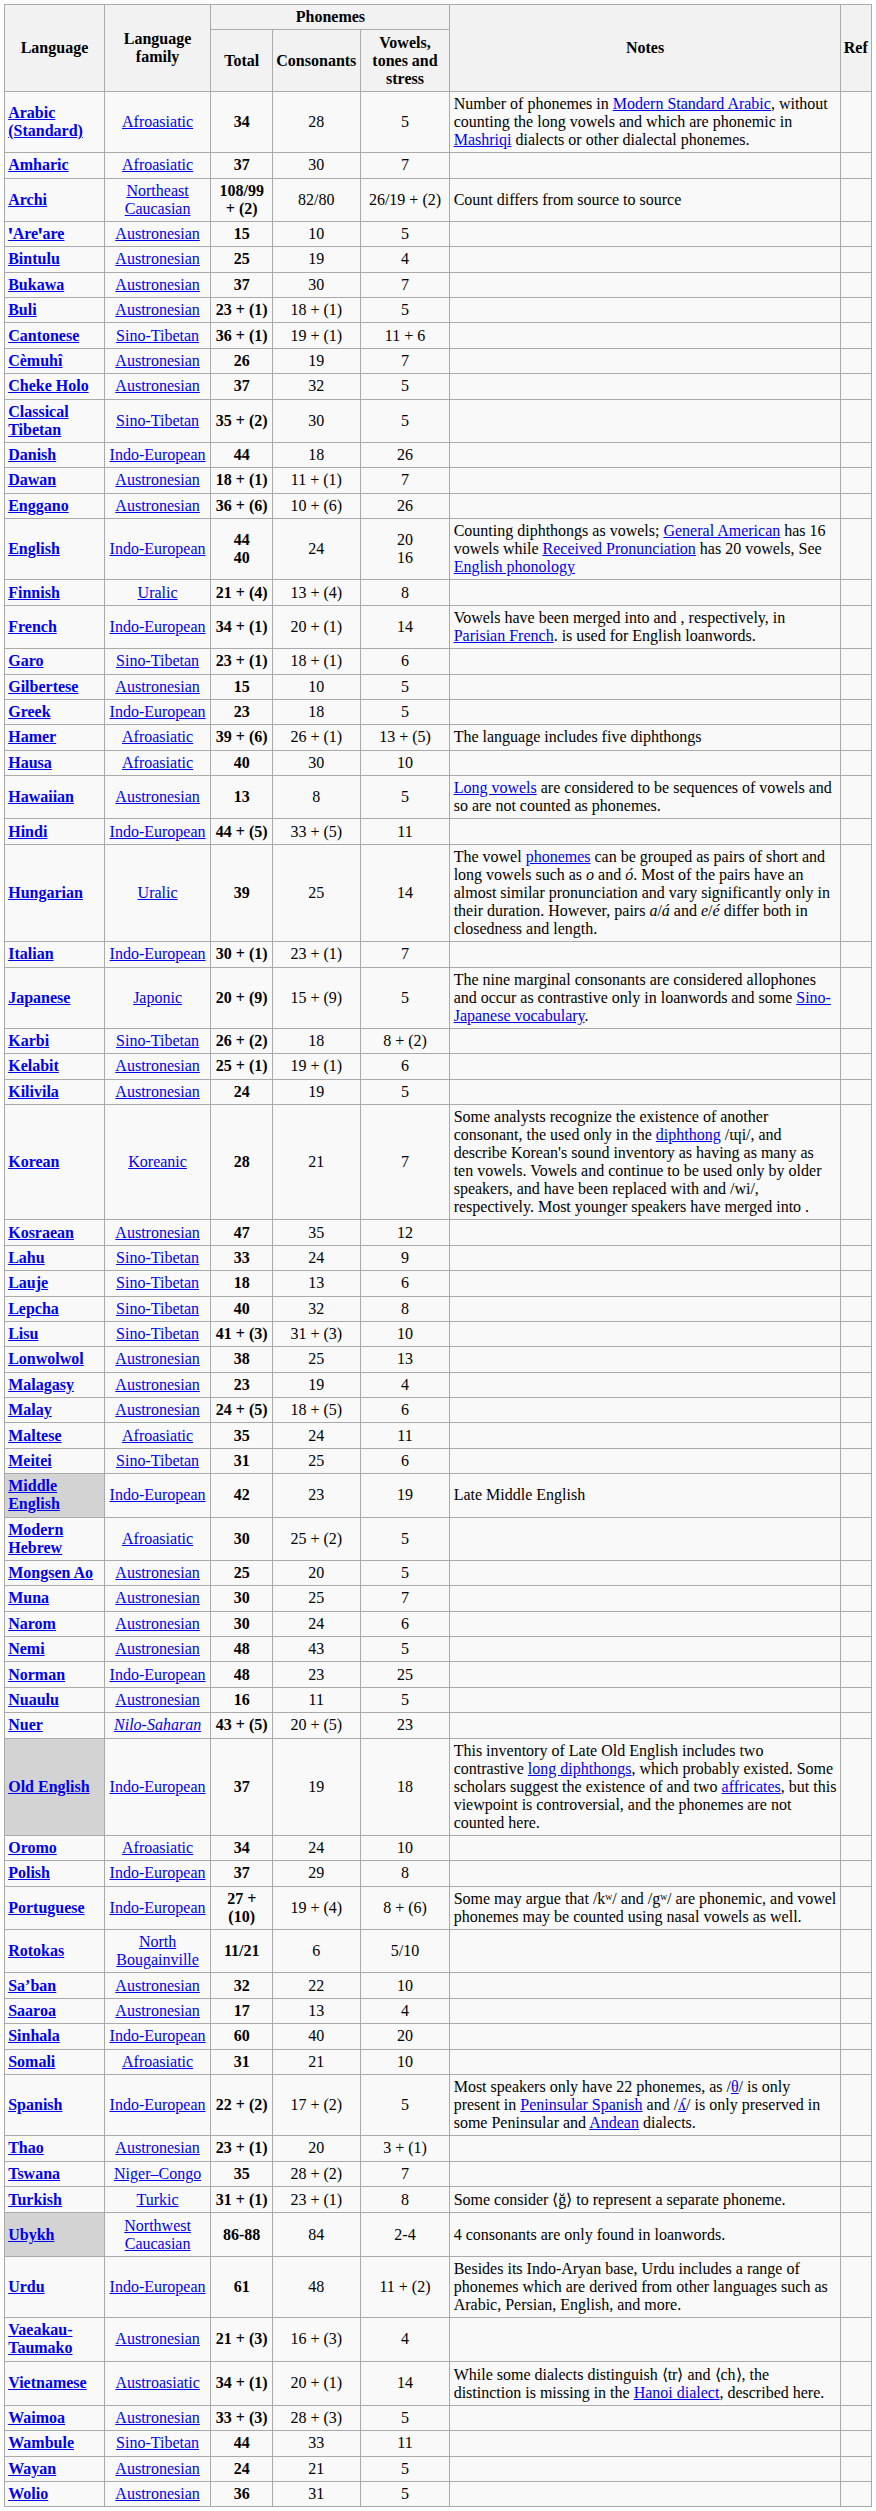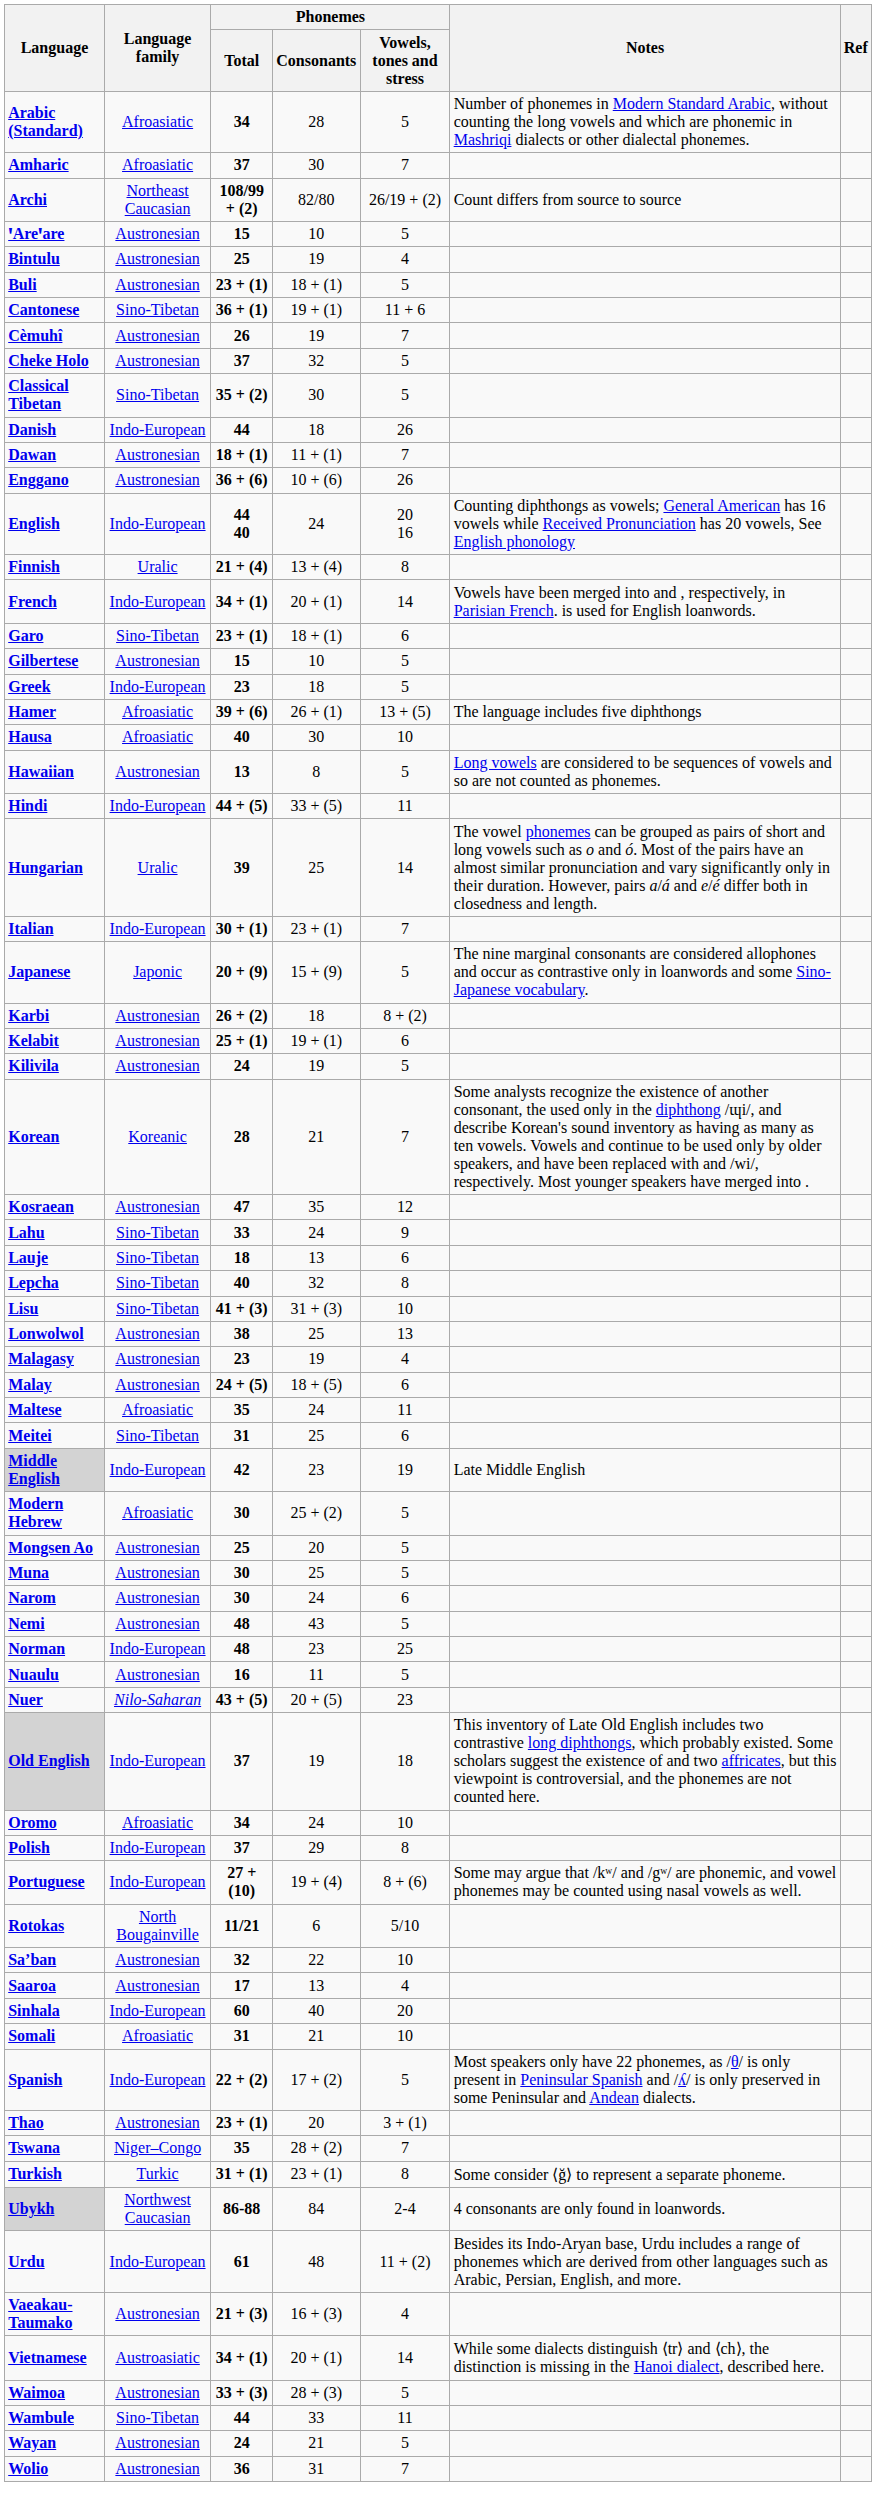- row: (36, 284)
(158, 1041) Sino-Tibetan -> (158, 1015) Austronesian
(405, 1598) 7 -> (405, 1573) 5
(405, 2494) 5 -> (405, 2468) 7
